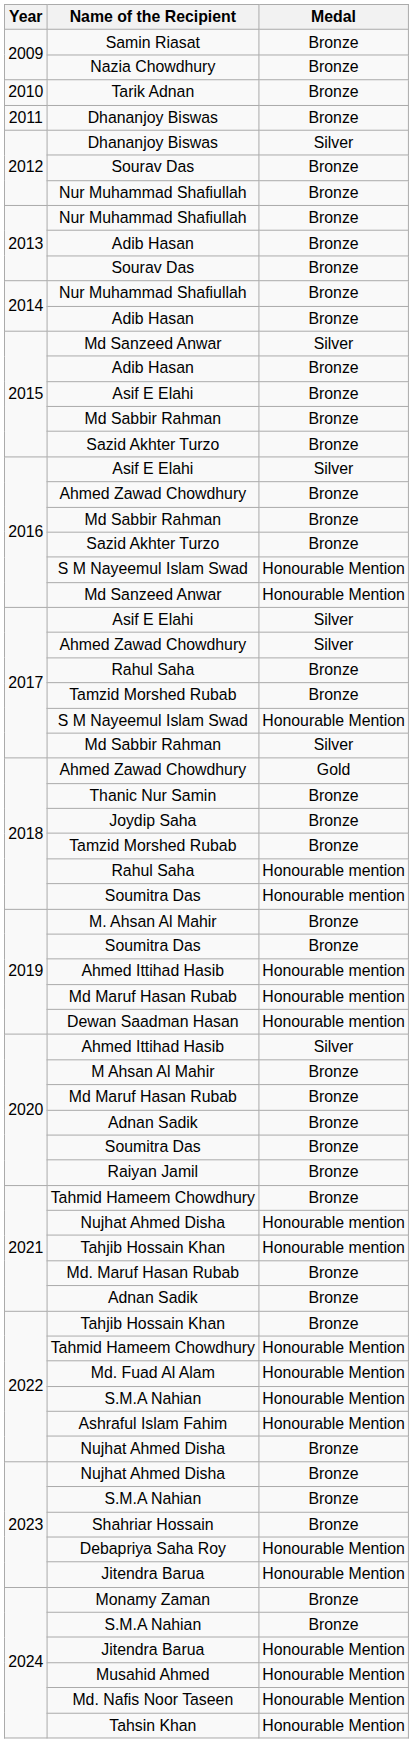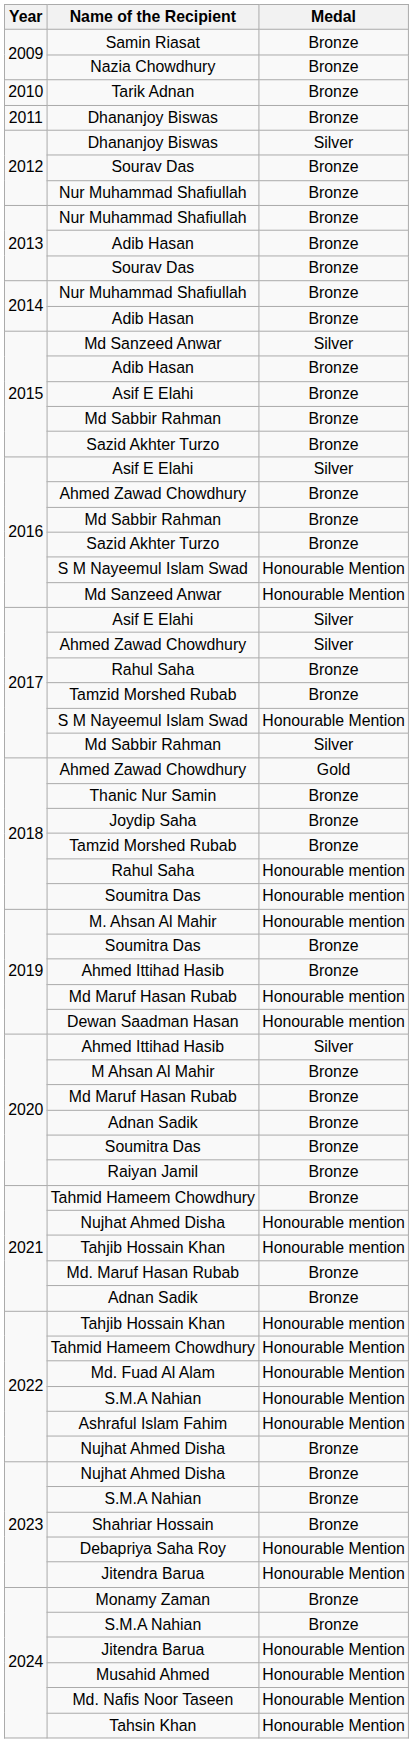(334, 921) Bronze -> (334, 921) Honourable mention
(334, 971) Honourable mention -> (334, 971) Bronze
(334, 1323) Bronze -> (334, 1323) Honourable mention
